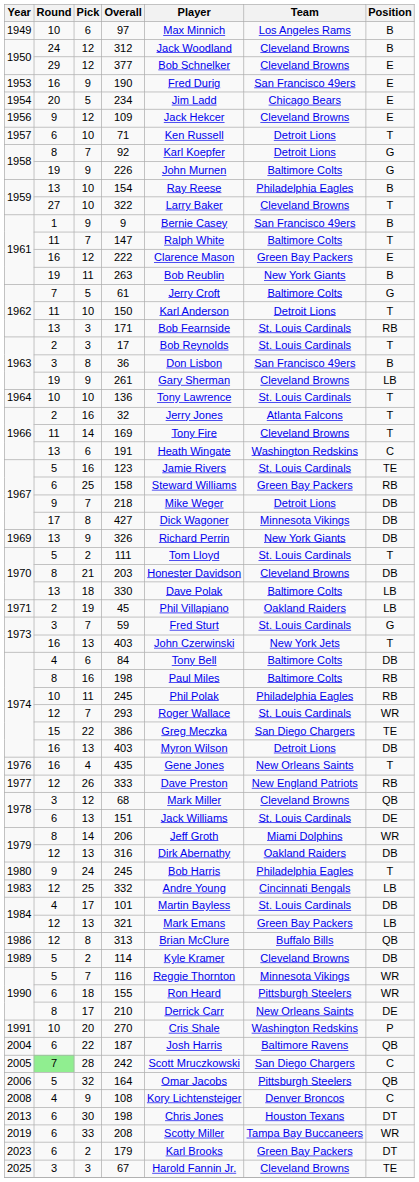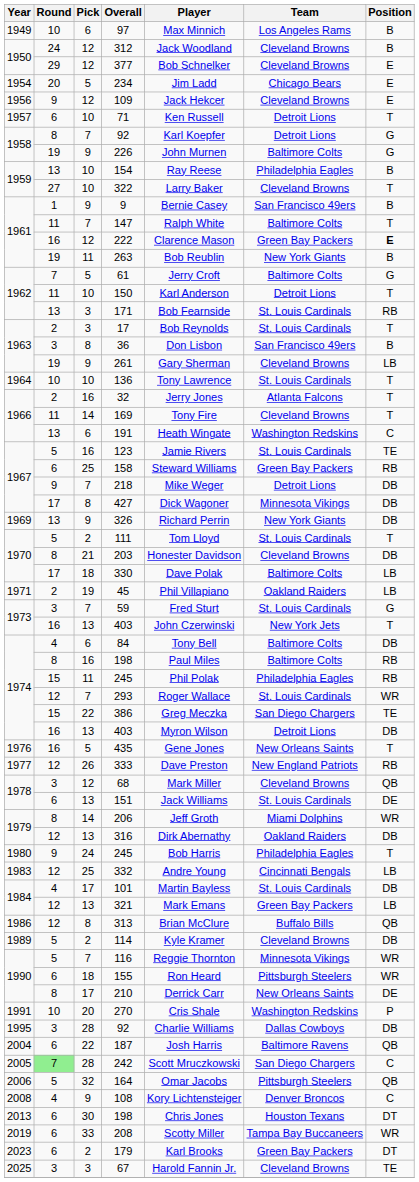- row: (19, 83)
(390, 258) normal -> (390, 240) bold
(54, 591) 13 -> (54, 573) 17
(54, 696) 10 -> (54, 678) 15
(88, 766) 4 -> (88, 748) 5
+ row: (19, 1028)
